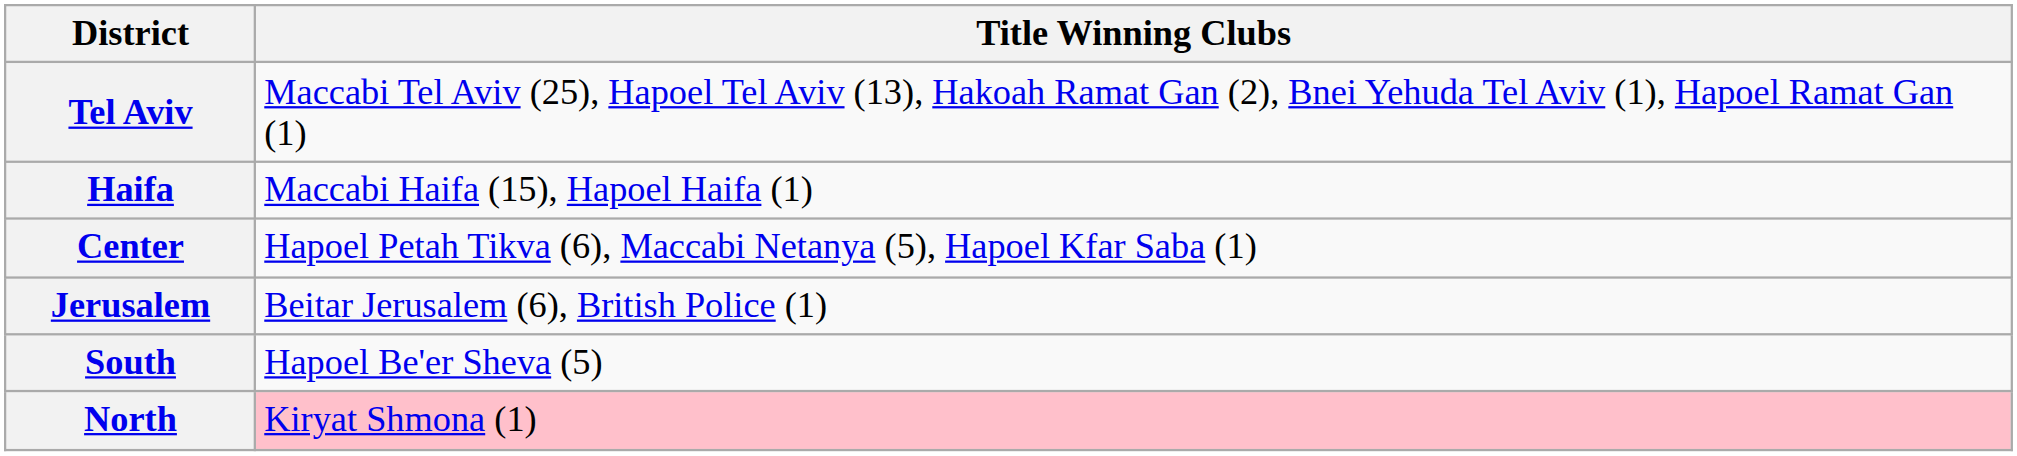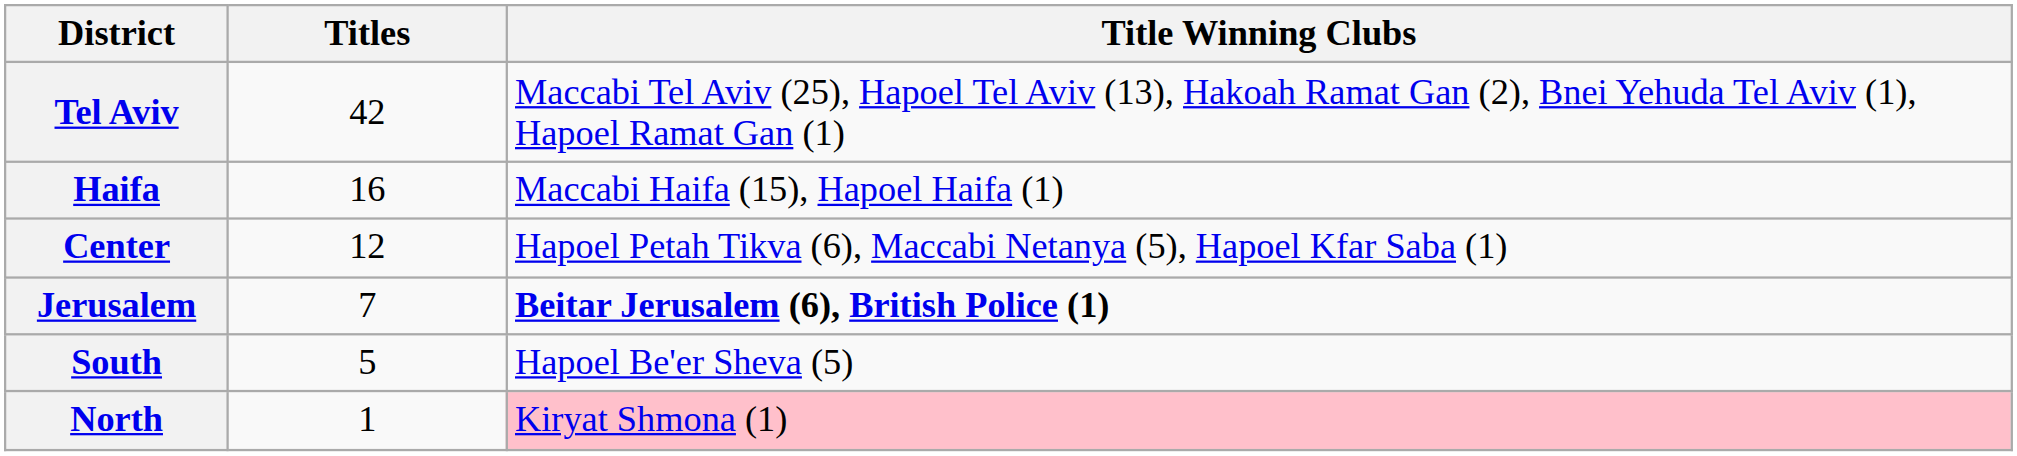+ column: (367, 33)
(546, 304) normal -> (812, 304) bold
